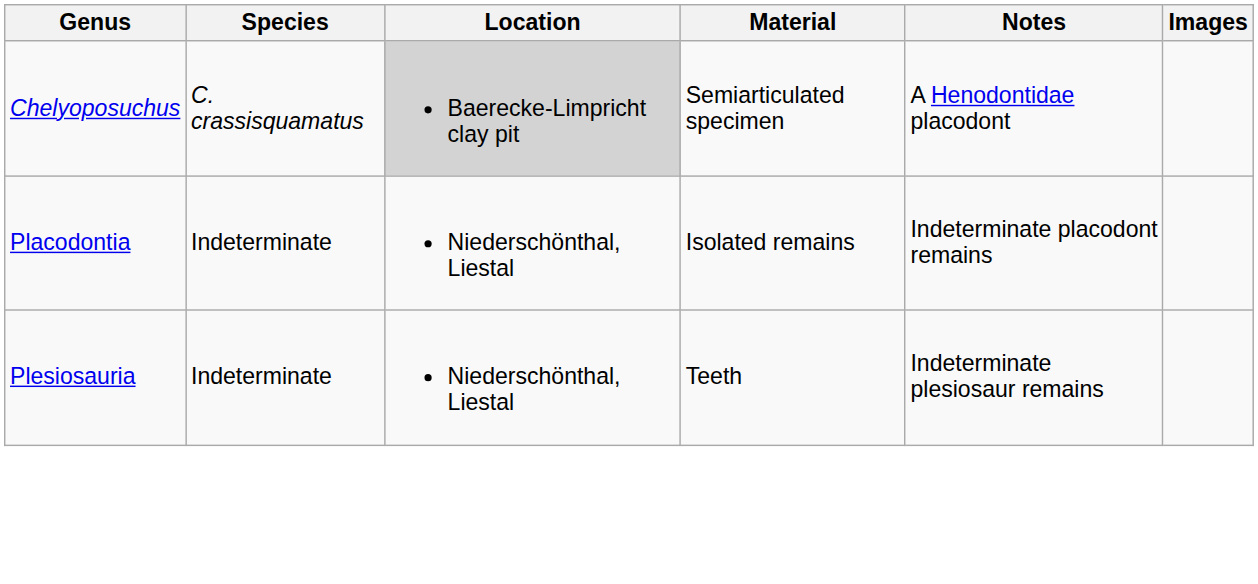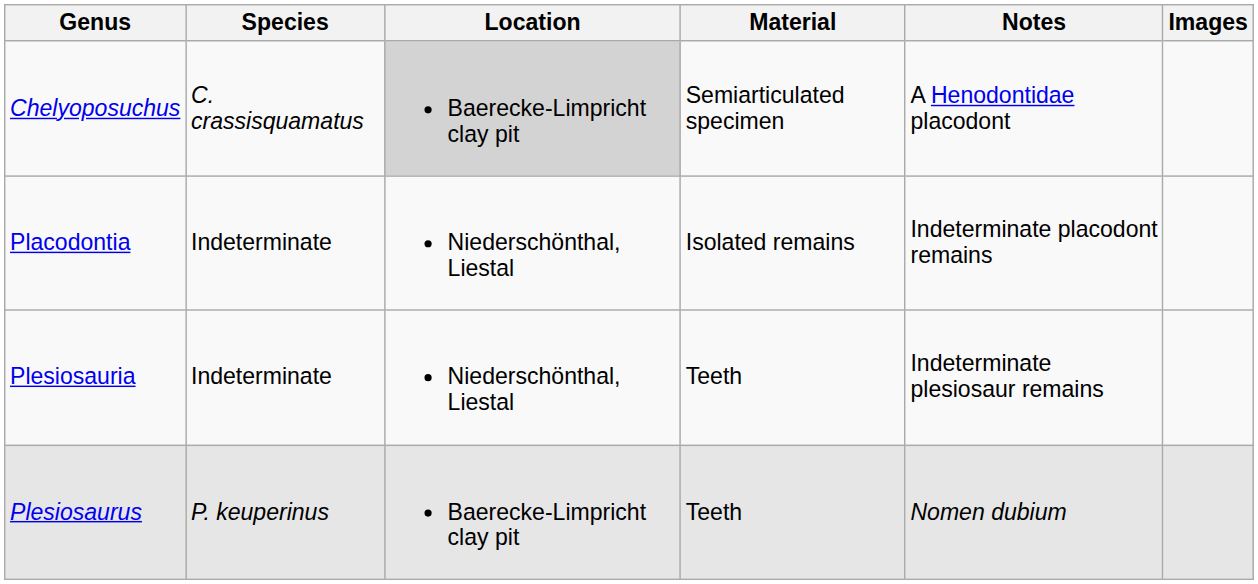+ row: (76, 511)
